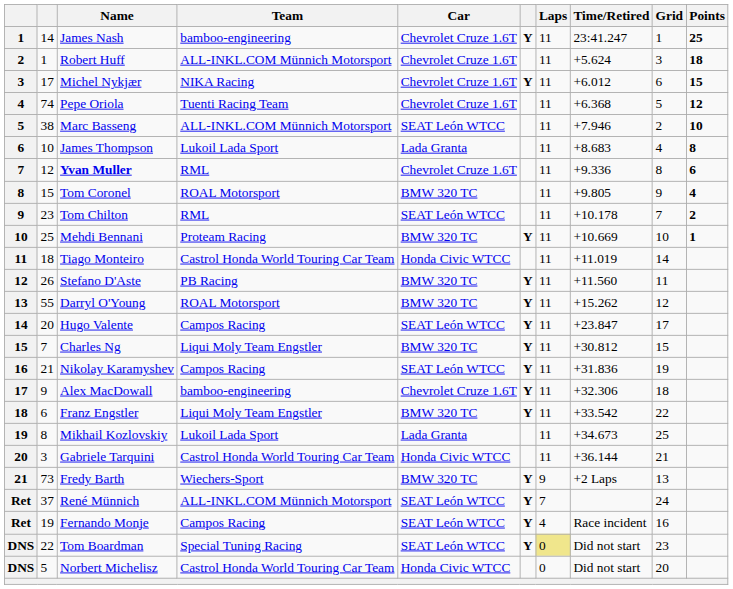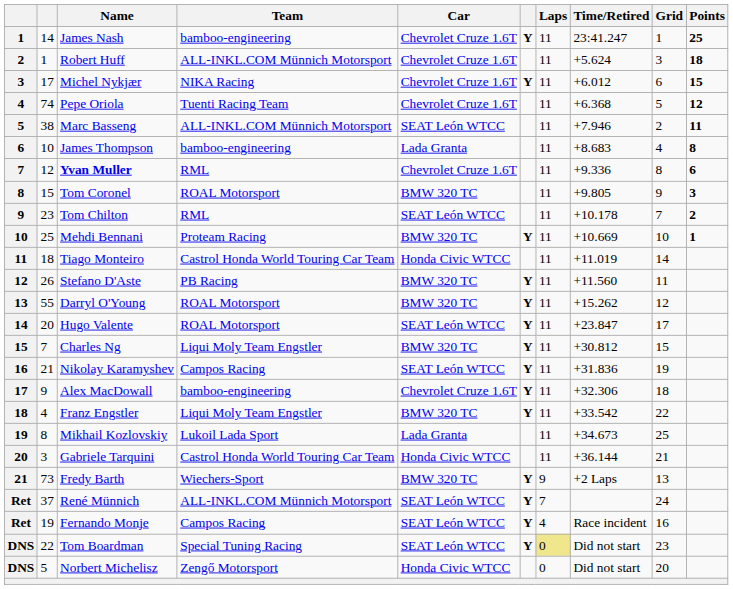(696, 125) 10 -> (696, 125) 11
(229, 148) Lukoil Lada Sport -> (236, 148) bamboo-engineering
(693, 192) 4 -> (693, 192) 3
(223, 324) Campos Racing -> (230, 324) ROAL Motorsport
(44, 412) 6 -> (44, 412) 4
(287, 567) Castrol Honda World Touring Car Team -> (229, 567) Zengő Motorsport
